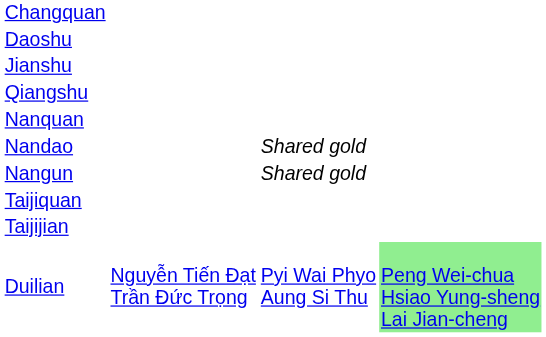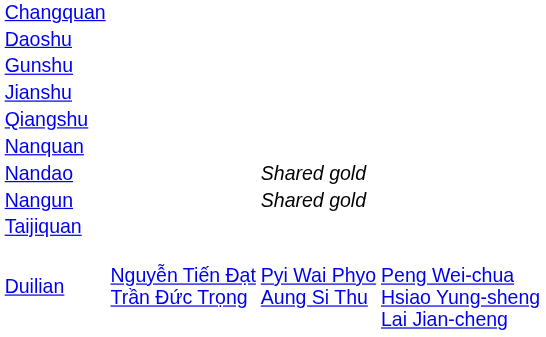+ row: (39, 66)
- row: (37, 227)
(461, 298) lightgreen background -> (461, 298) no background
